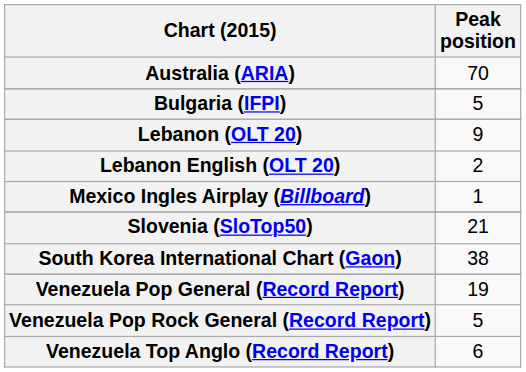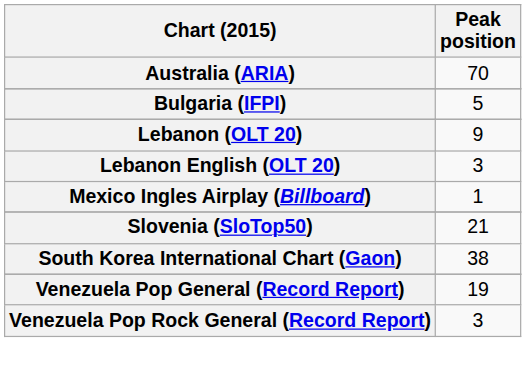(478, 165) 2 -> (478, 165) 3
(478, 320) 5 -> (478, 320) 3
- row: (220, 351)
